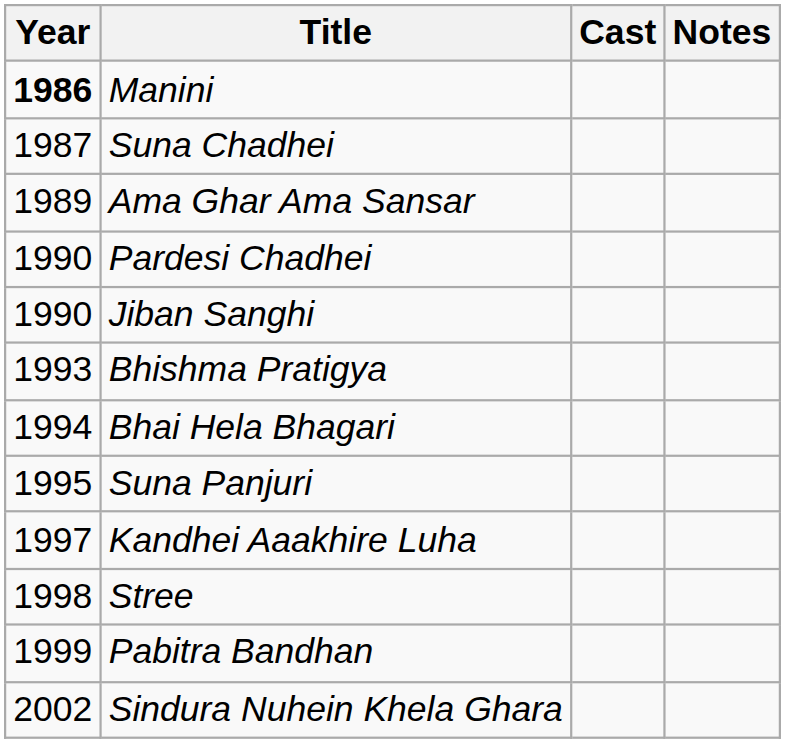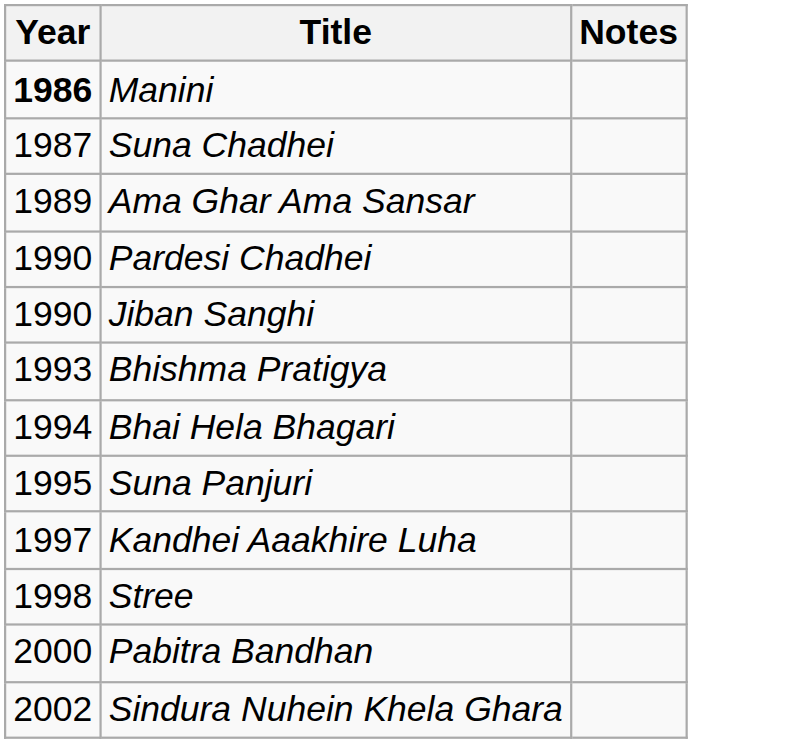- column: (618, 32)
(53, 652) 1999 -> (53, 652) 2000
